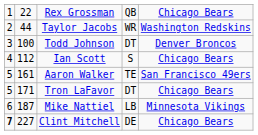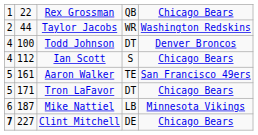(10, 44) 3 -> (10, 44) 4
